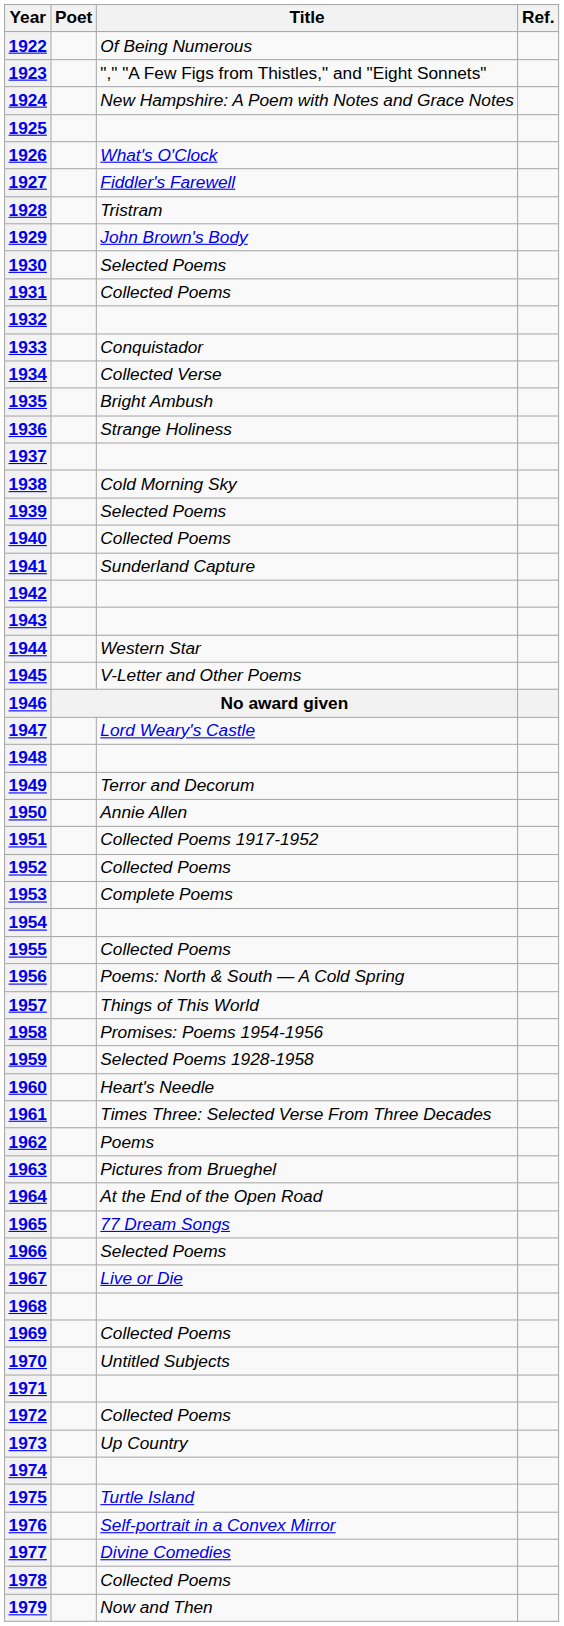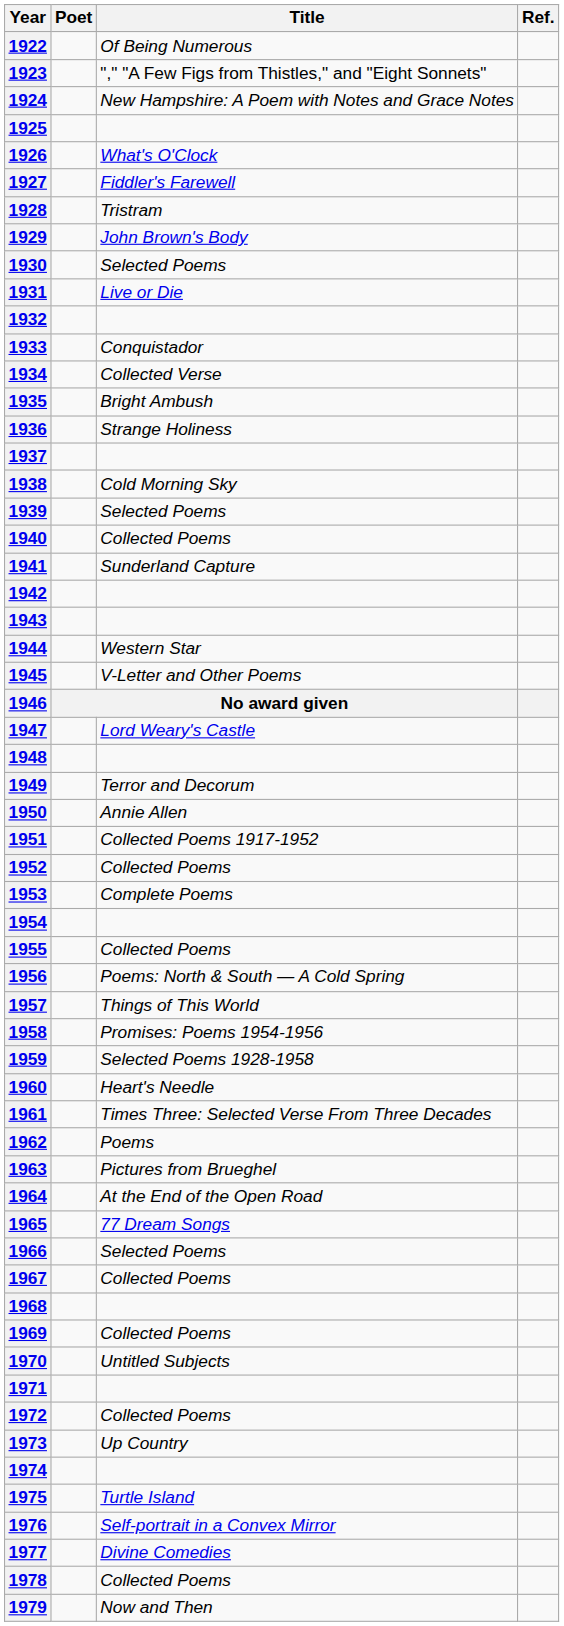(166, 292) Collected Poems -> (142, 292) Live or Die
(142, 1278) Live or Die -> (166, 1278) Collected Poems
